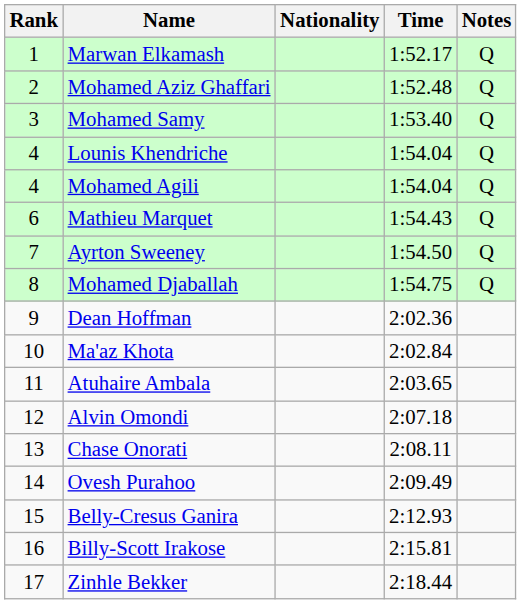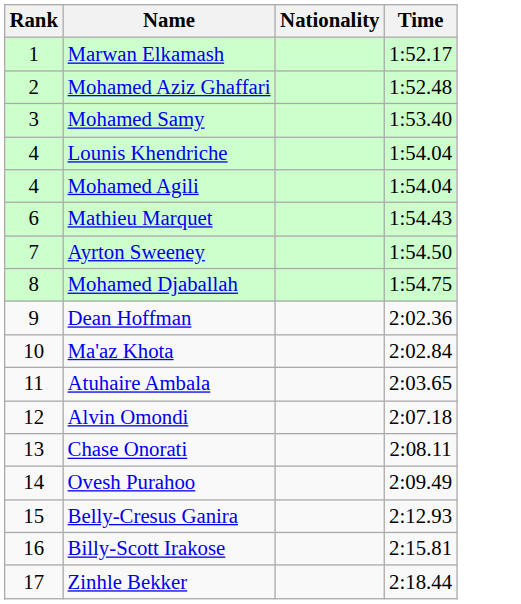- column: (487, 20)
